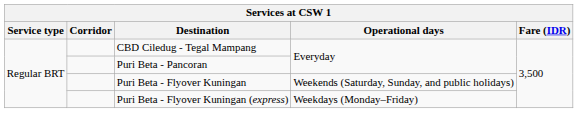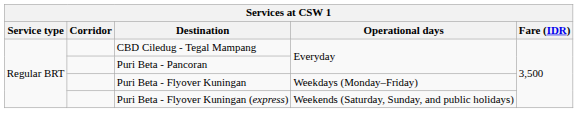(404, 82) Weekends (Saturday, Sunday, and public holidays) -> (356, 82) Weekdays (Monday–Friday)
(356, 99) Weekdays (Monday–Friday) -> (404, 99) Weekends (Saturday, Sunday, and public holidays)
